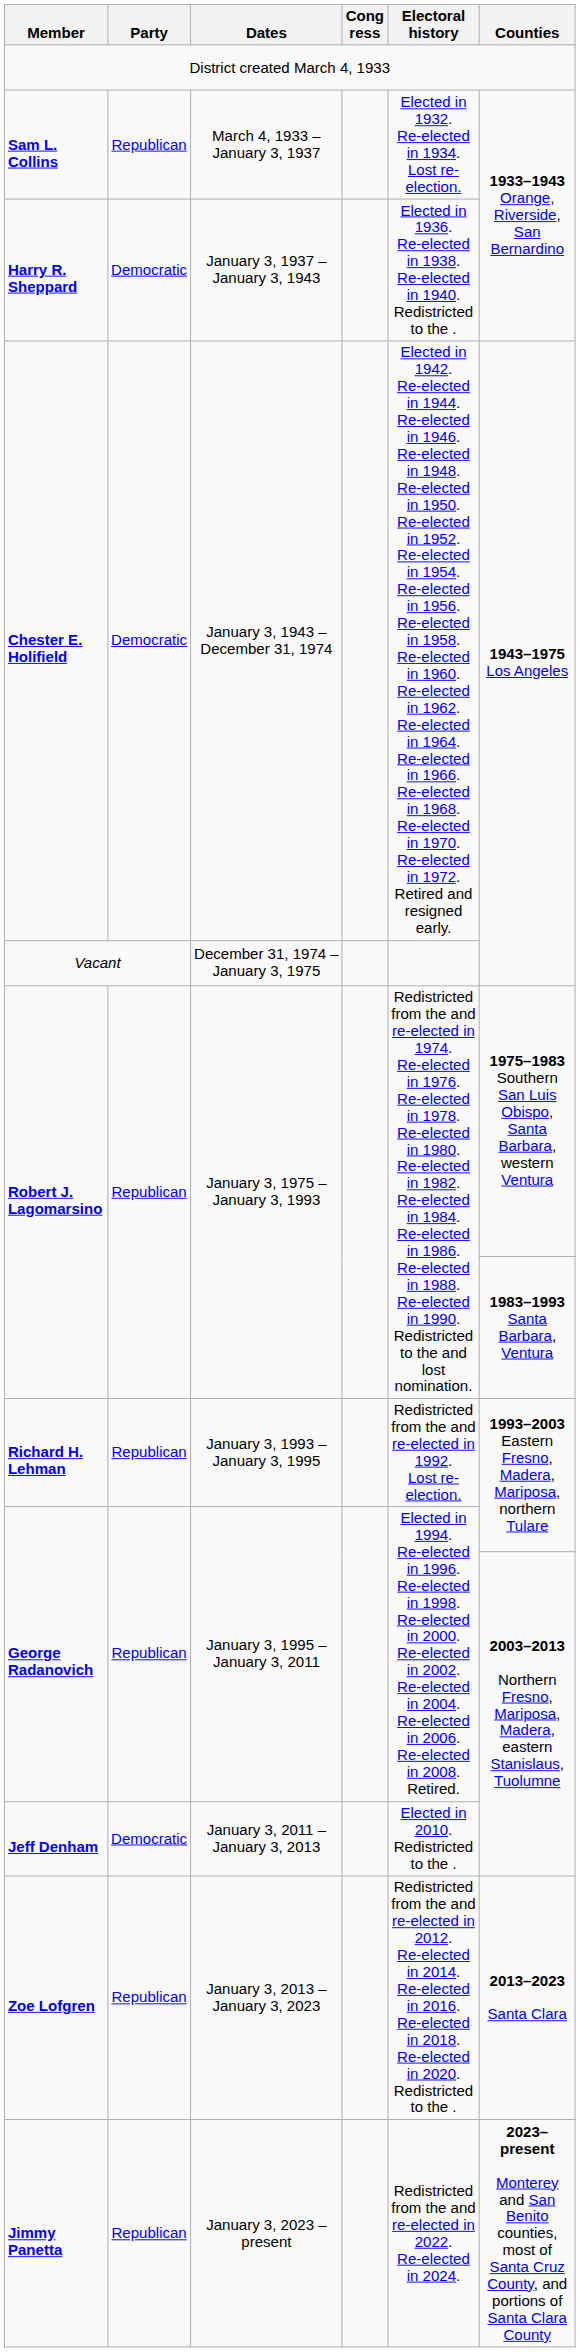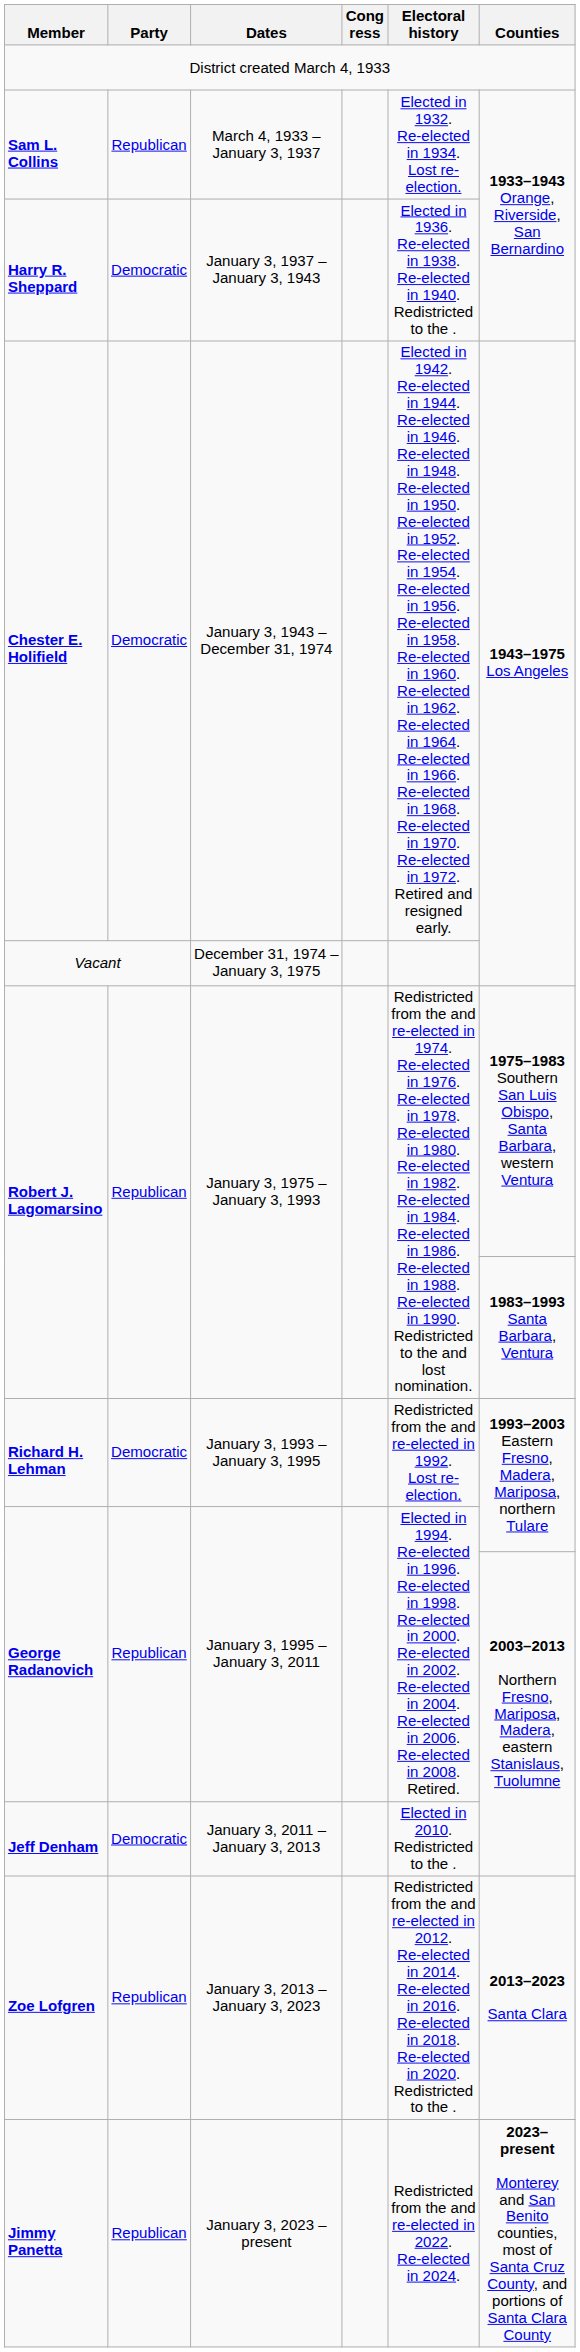(149, 1452) Republican -> (149, 1452) Democratic
